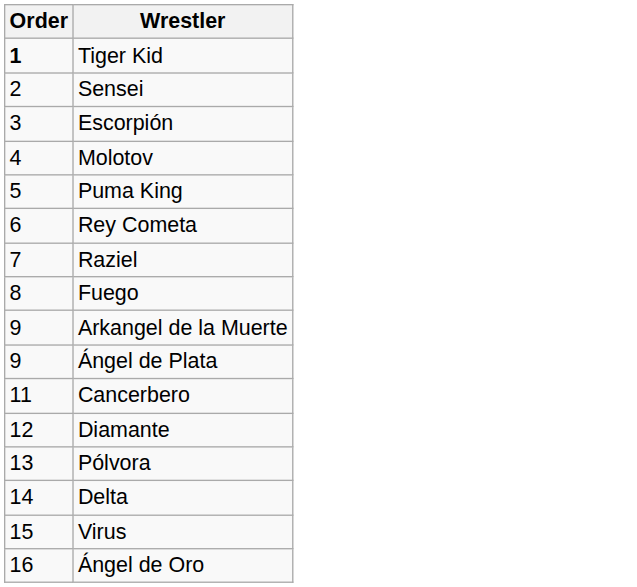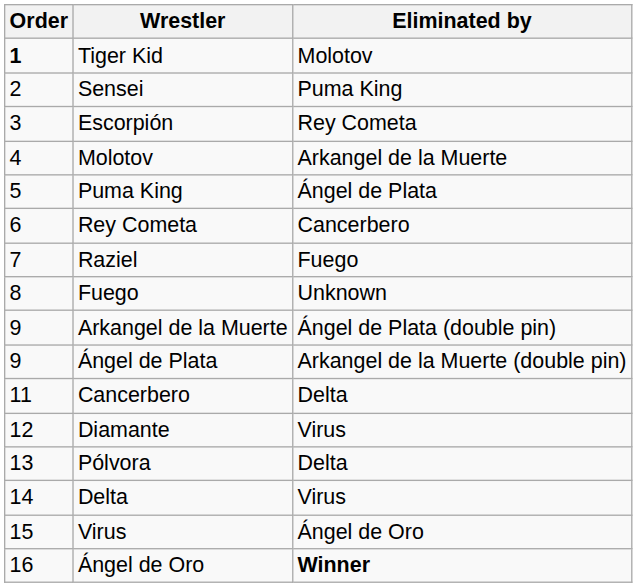+ column: (462, 21)
